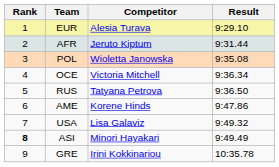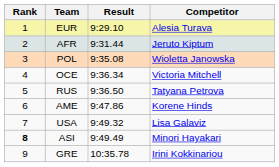columns swapped: (150, 12) <-> (244, 12)
